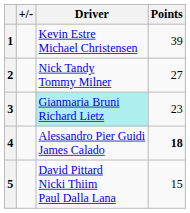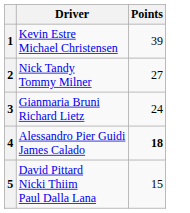- column: (26, 14)
(79, 109) paleturquoise background -> (59, 109) no background
(177, 109) 23 -> (157, 109) 24
